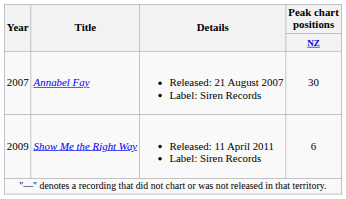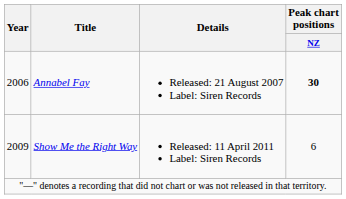(18, 82) 2007 -> (18, 82) 2006
(314, 82) normal -> (314, 82) bold
